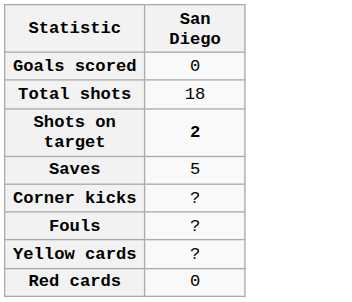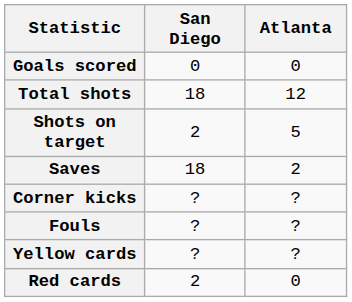+ column: (296, 29)
(195, 132) bold -> (195, 132) normal
(195, 170) 5 -> (195, 170) 18
(195, 282) 0 -> (195, 282) 2
